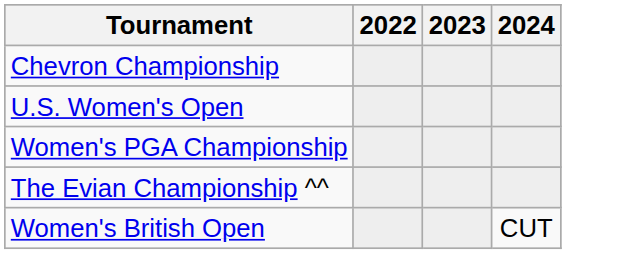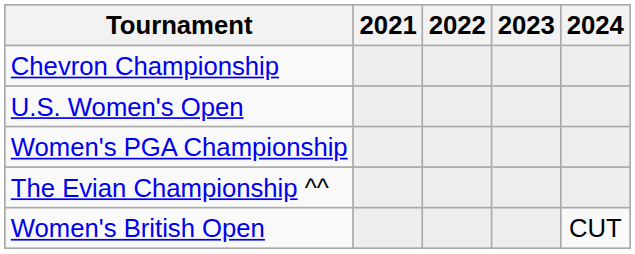+ column: (388, 25)
